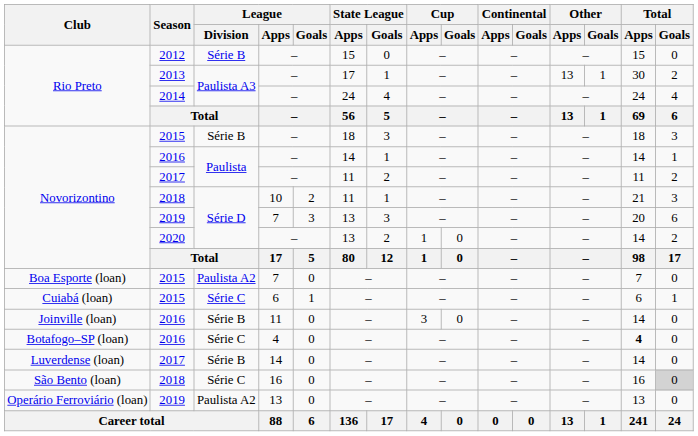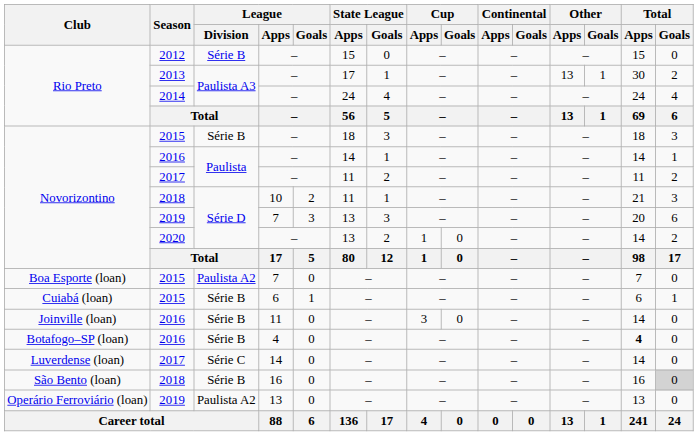(226, 298) Série C -> (226, 298) Série B
(226, 339) Série C -> (226, 339) Série B
(226, 359) Série B -> (226, 359) Série C
(226, 380) Série C -> (226, 380) Série B
